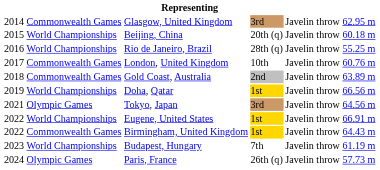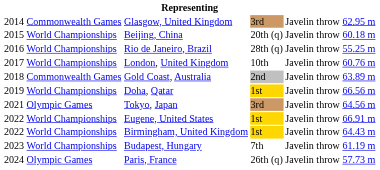(74, 63) Commonwealth Games -> (72, 63) World Championships
(74, 132) Commonwealth Games -> (72, 132) World Championships
